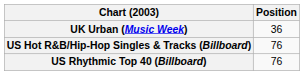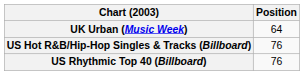(276, 29) 36 -> (276, 29) 64
